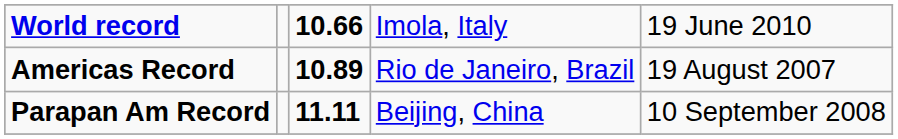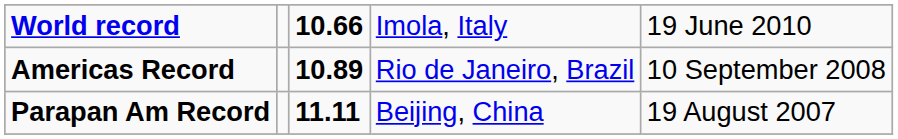(741, 69) 19 August 2007 -> (766, 69) 10 September 2008
(766, 112) 10 September 2008 -> (741, 112) 19 August 2007
